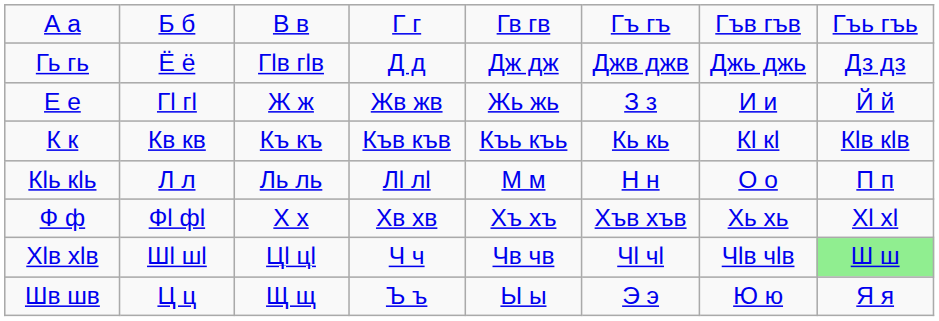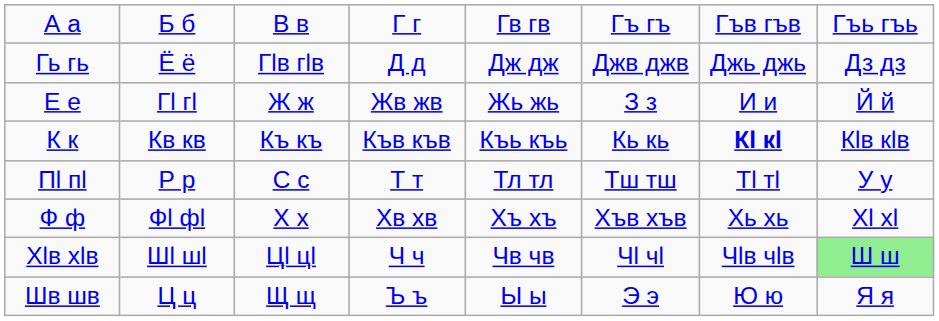(758, 140) normal -> (758, 140) bold
- row: (62, 179)
+ row: (62, 179)
